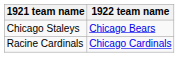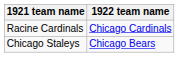rows swapped: (43, 28) <-> (45, 44)
